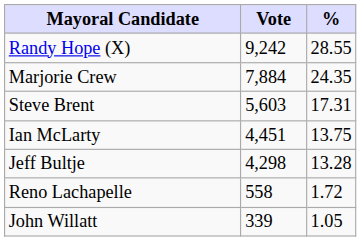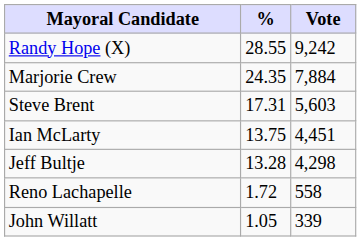columns swapped: (274, 18) <-> (331, 18)
